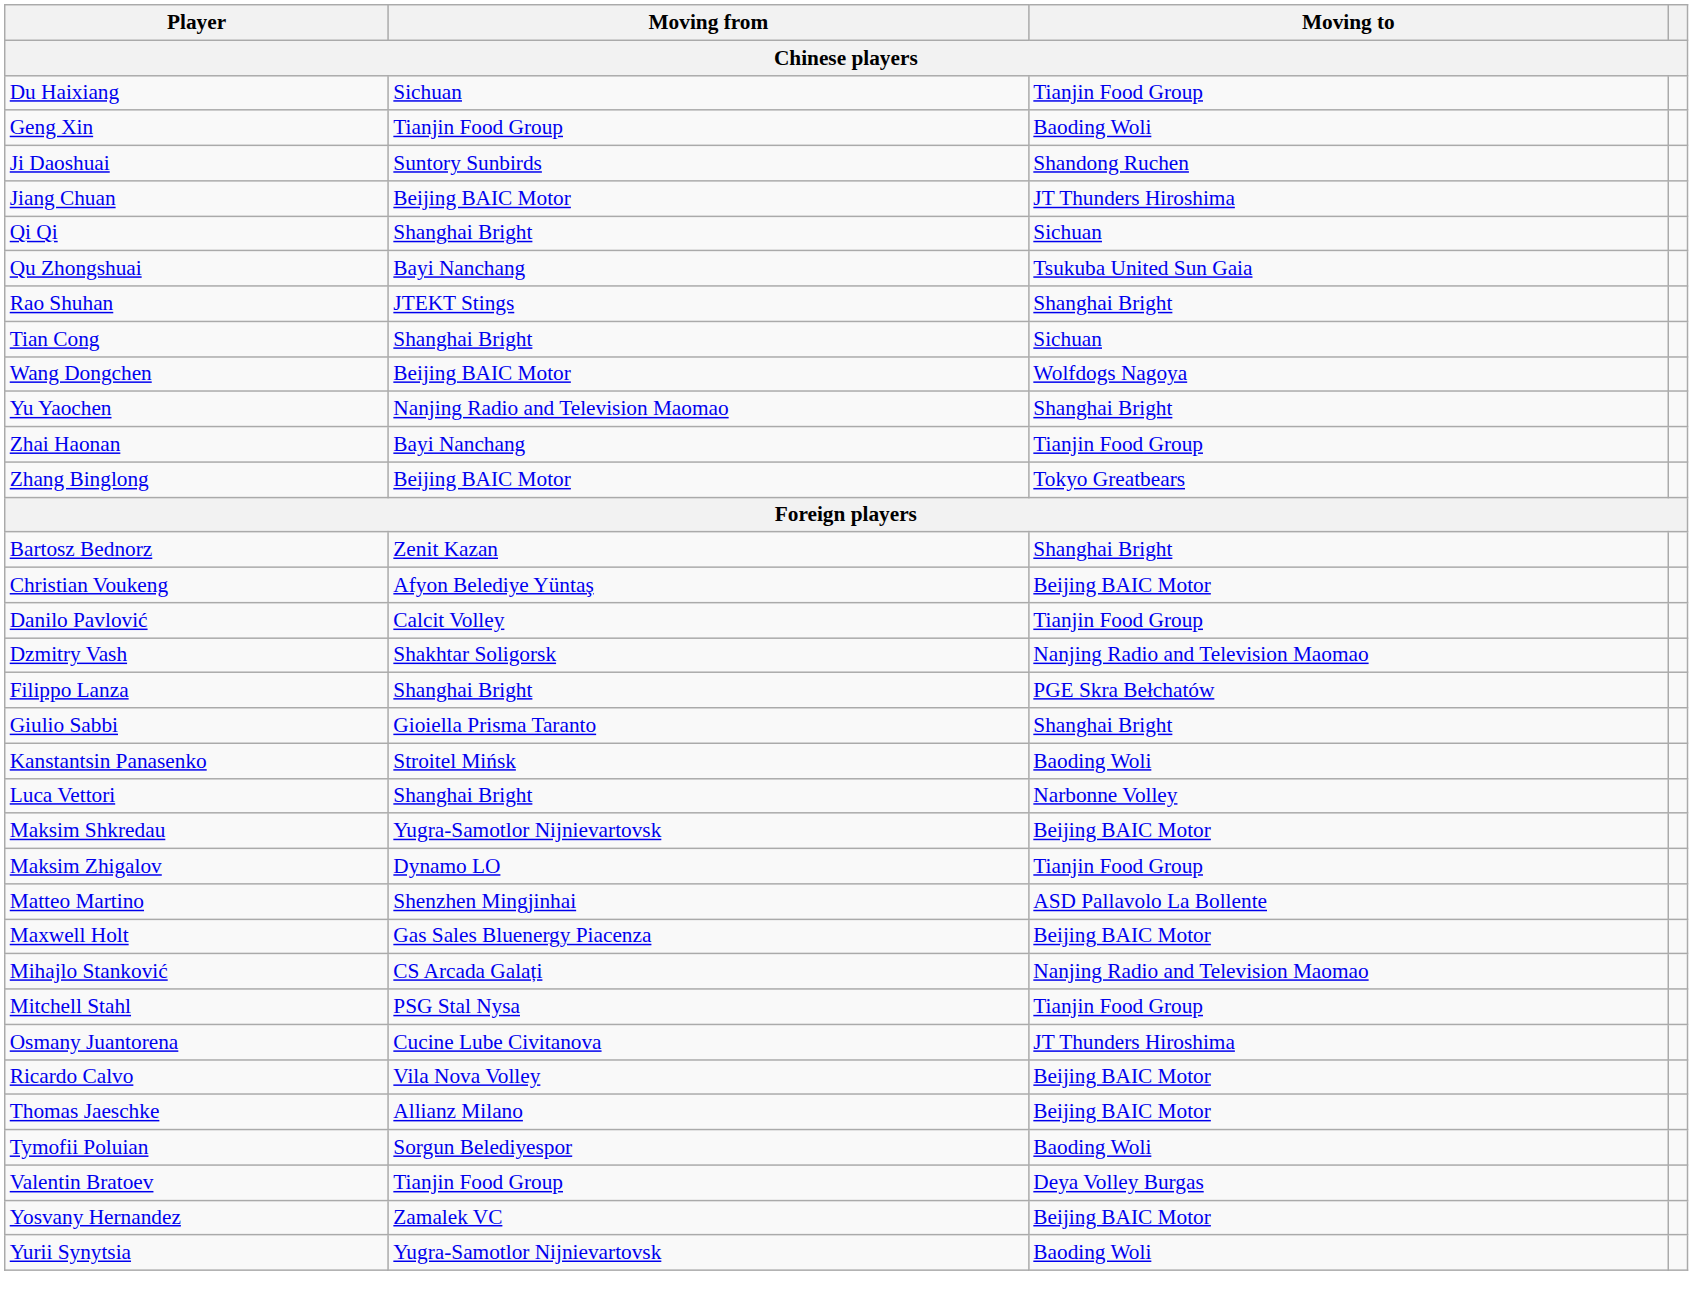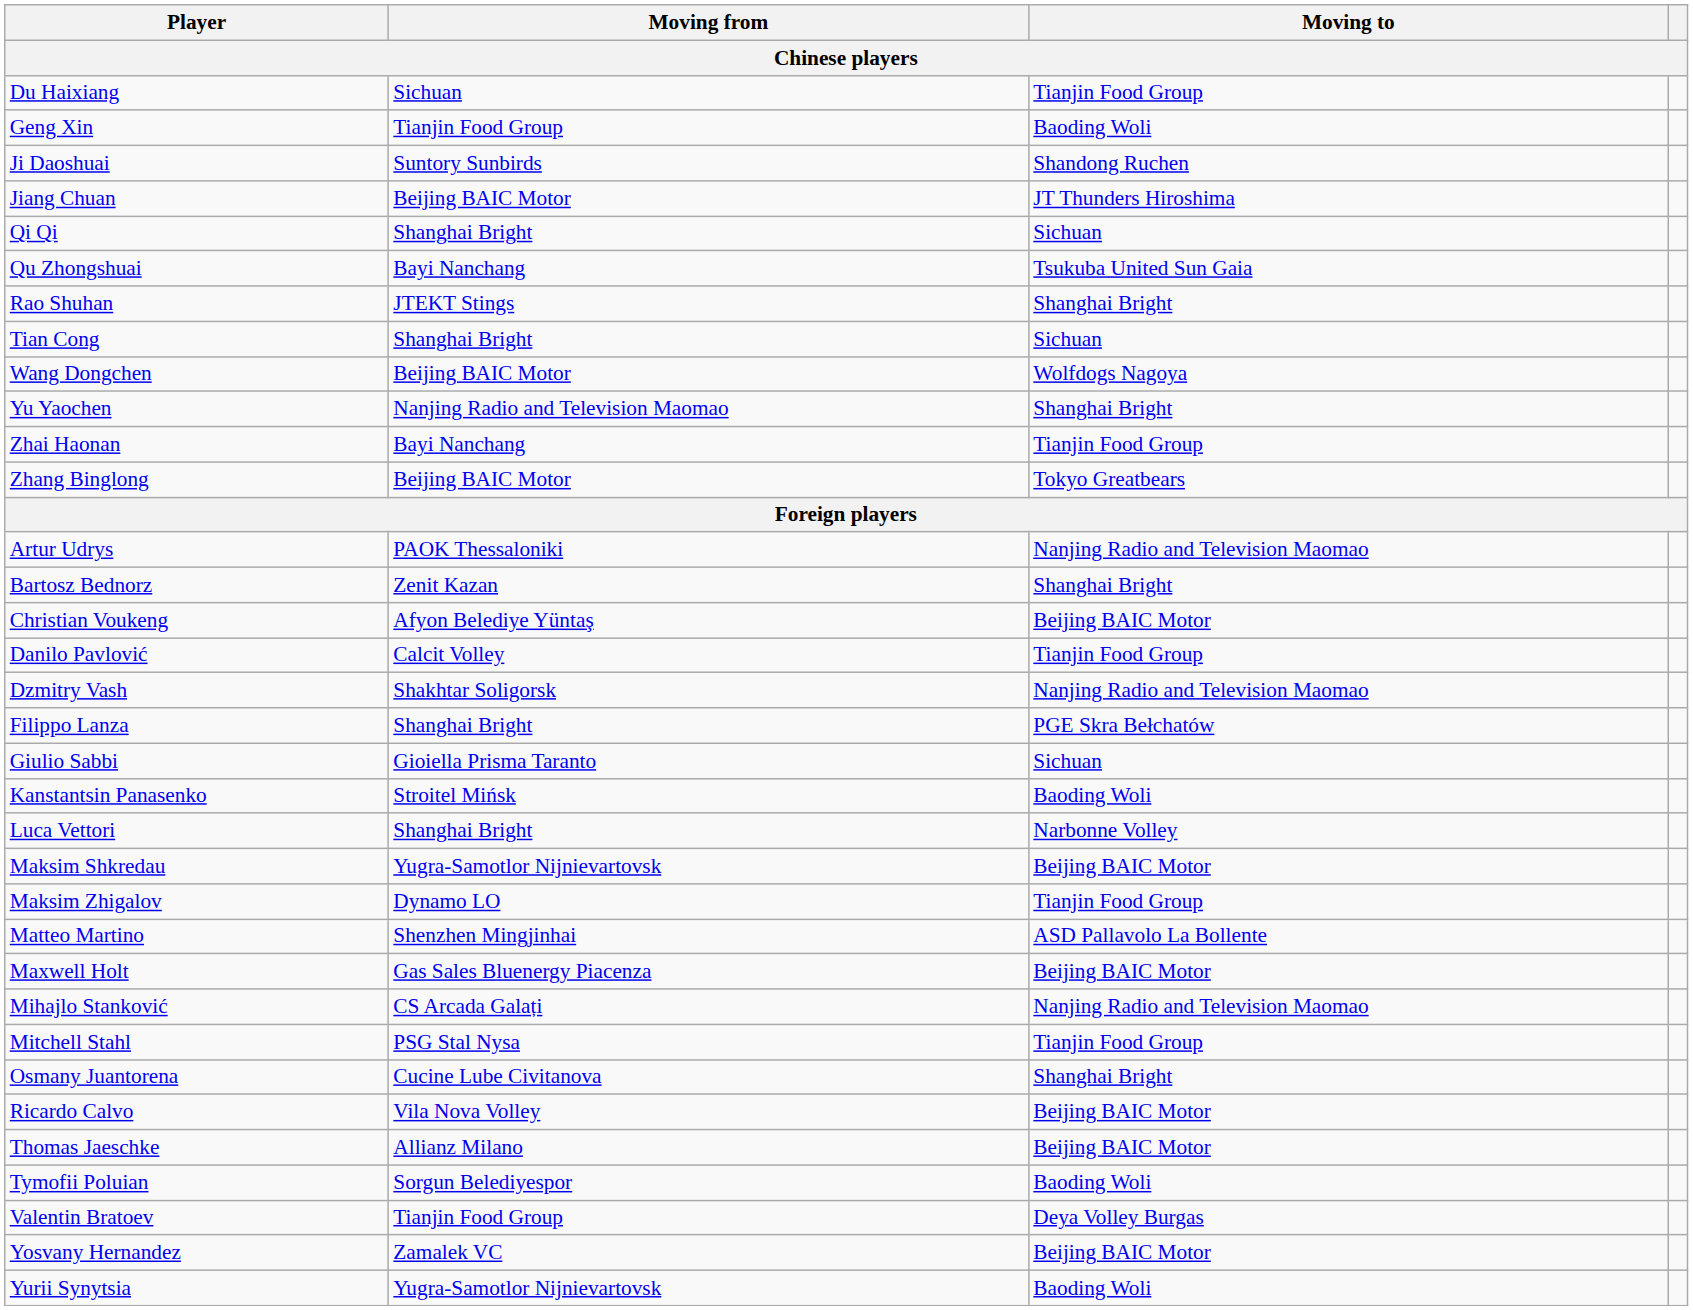+ row: (62, 549)
(1103, 725) Shanghai Bright -> (1068, 760) Sichuan
(1134, 1041) JT Thunders Hiroshima -> (1103, 1076) Shanghai Bright
